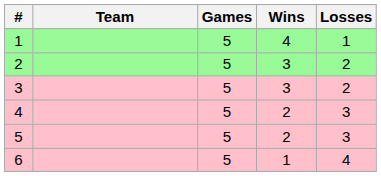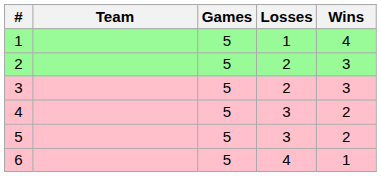columns swapped: (287, 17) <-> (346, 17)
